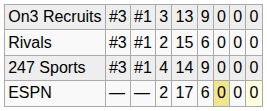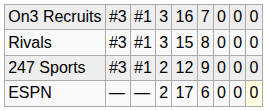(184, 17) 13 -> (184, 17) 16
(205, 17) 9 -> (205, 17) 7
(164, 42) 2 -> (164, 42) 3
(205, 42) 6 -> (205, 42) 8
(164, 67) 4 -> (164, 67) 2
(184, 67) 14 -> (184, 67) 12
(221, 93) khaki background -> (221, 93) no background
